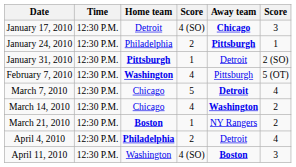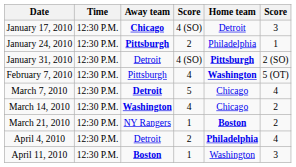columns swapped: (234, 12) <-> (149, 12)
(192, 59) 1 -> (189, 59) 4 (SO)
(192, 154) 4 (SO) -> (189, 154) 1
